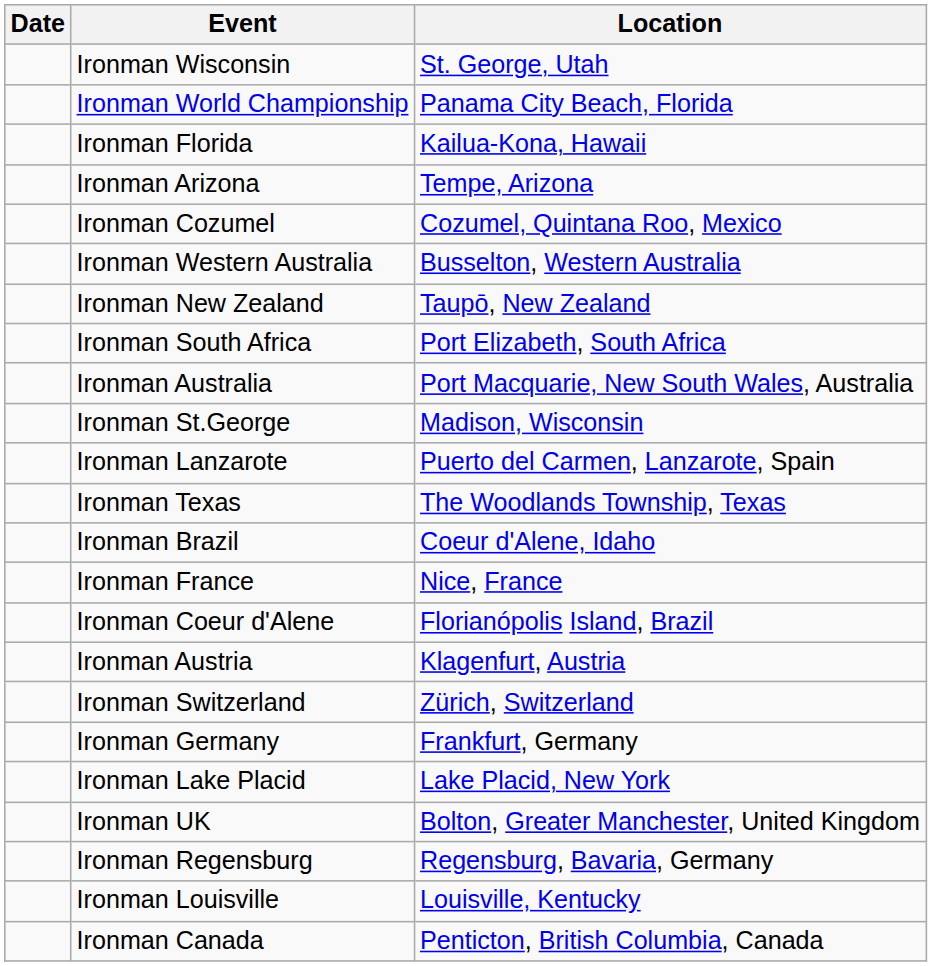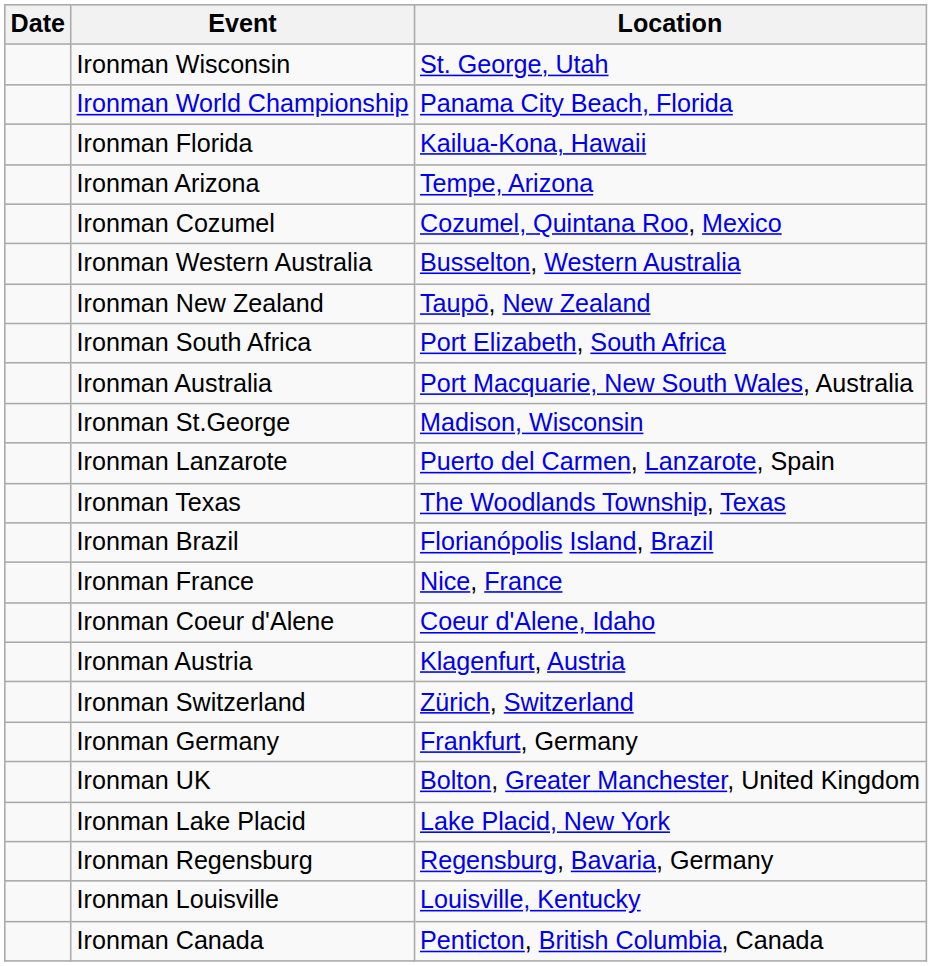(538, 542) Coeur d'Alene, Idaho -> (567, 542) Florianópolis Island, Brazil
(567, 622) Florianópolis Island, Brazil -> (538, 622) Coeur d'Alene, Idaho
rows swapped: (191, 781) <-> (144, 821)
